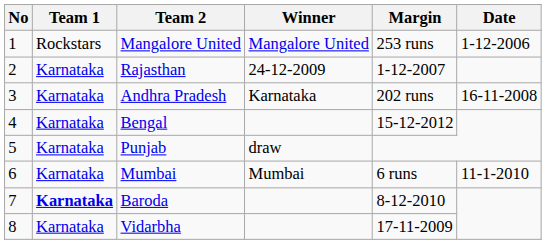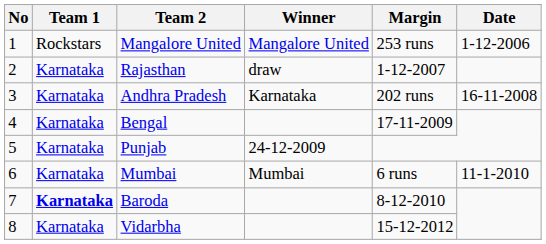(287, 69) 24-12-2009 -> (265, 69) draw
(415, 122) 15-12-2012 -> (415, 122) 17-11-2009
(265, 148) draw -> (287, 148) 24-12-2009
(415, 226) 17-11-2009 -> (415, 226) 15-12-2012
